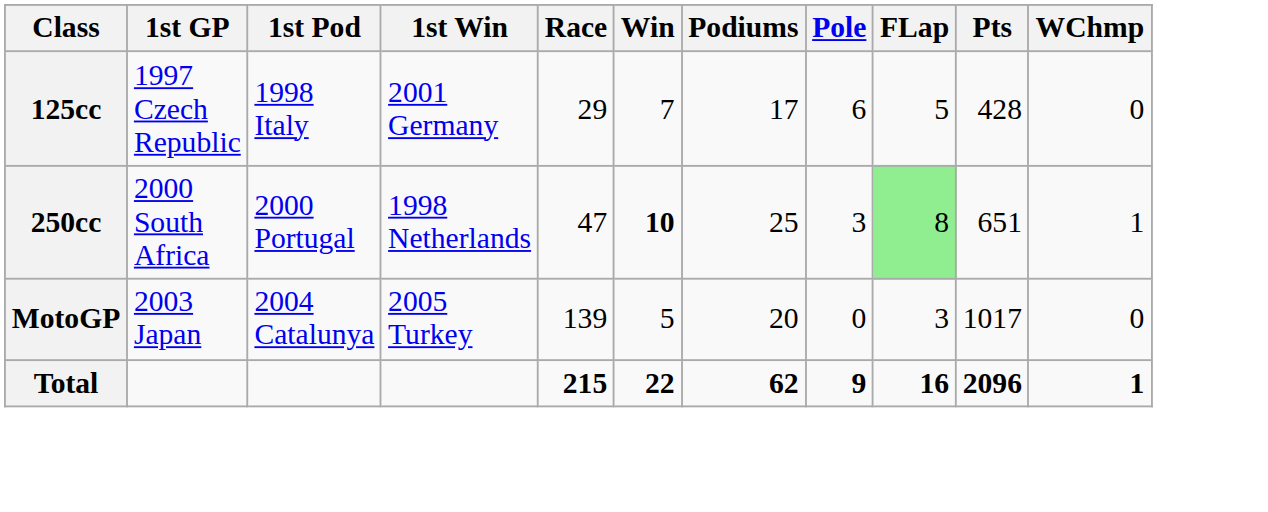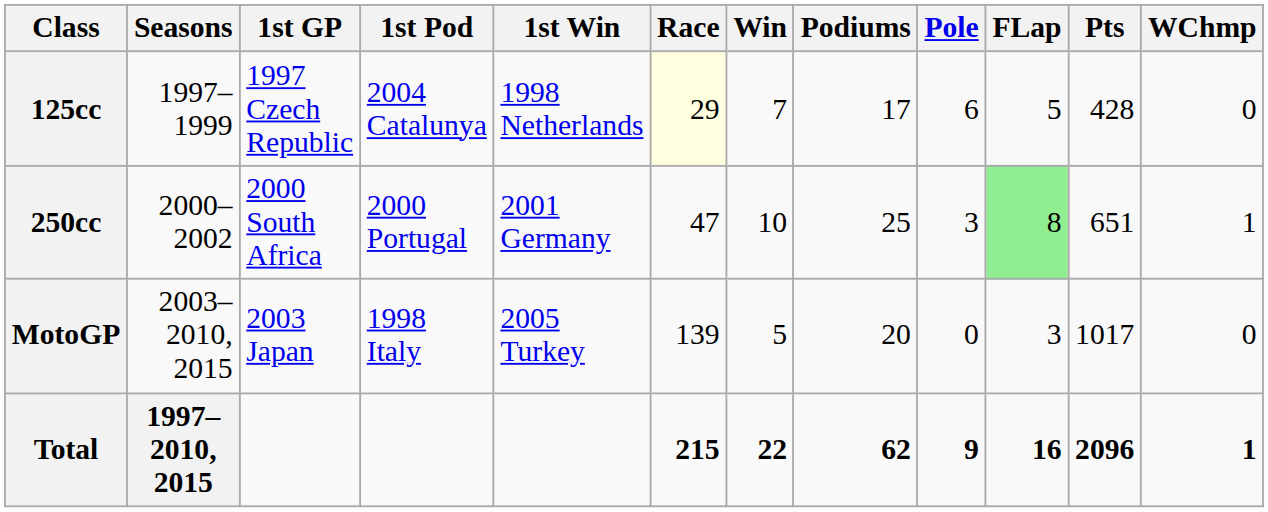+ column: (183, 27)
(284, 108) 1998 Italy -> (427, 108) 2004 Catalunya
(443, 108) 2001 Germany -> (572, 108) 1998 Netherlands
(592, 108) no background -> (705, 108) lightyellow background
(460, 221) 1998 Netherlands -> (556, 221) 2001 Germany
(660, 221) bold -> (772, 221) normal
(314, 318) 2004 Catalunya -> (396, 335) 1998 Italy
